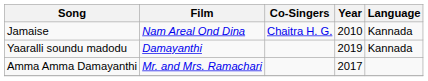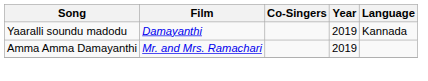- row: (28, 31)
(350, 66) 2017 -> (344, 48) 2019
